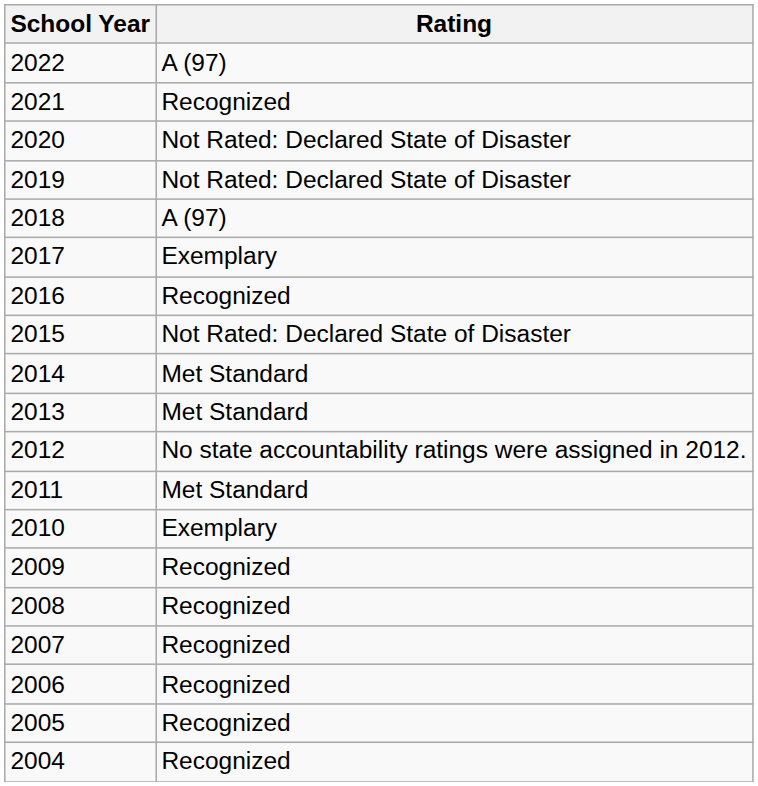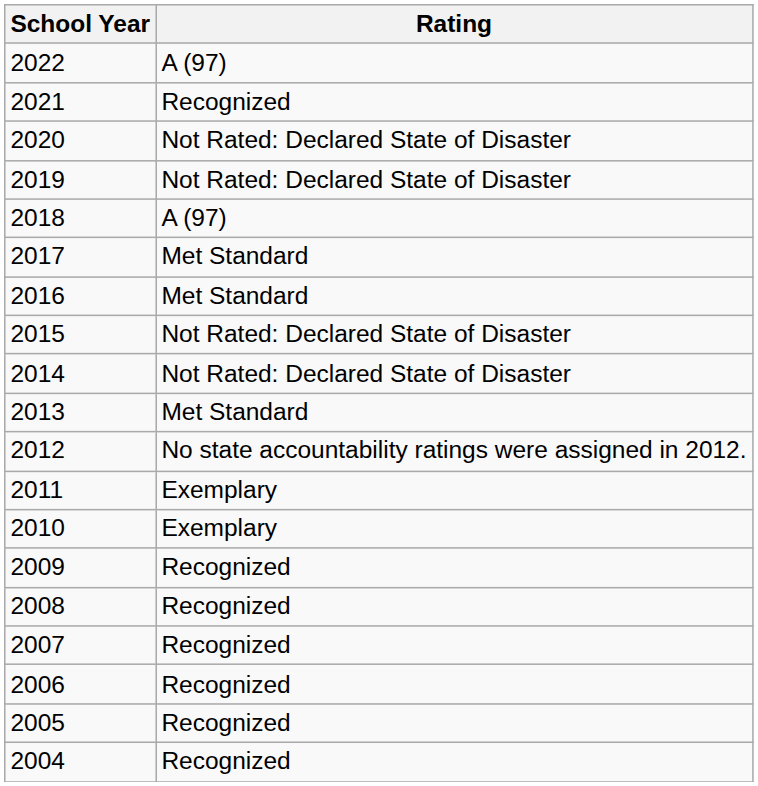(219, 256) Exemplary -> (235, 256) Met Standard
(226, 295) Recognized -> (235, 295) Met Standard
(235, 373) Met Standard -> (366, 373) Not Rated: Declared State of Disaster
(235, 489) Met Standard -> (219, 489) Exemplary
